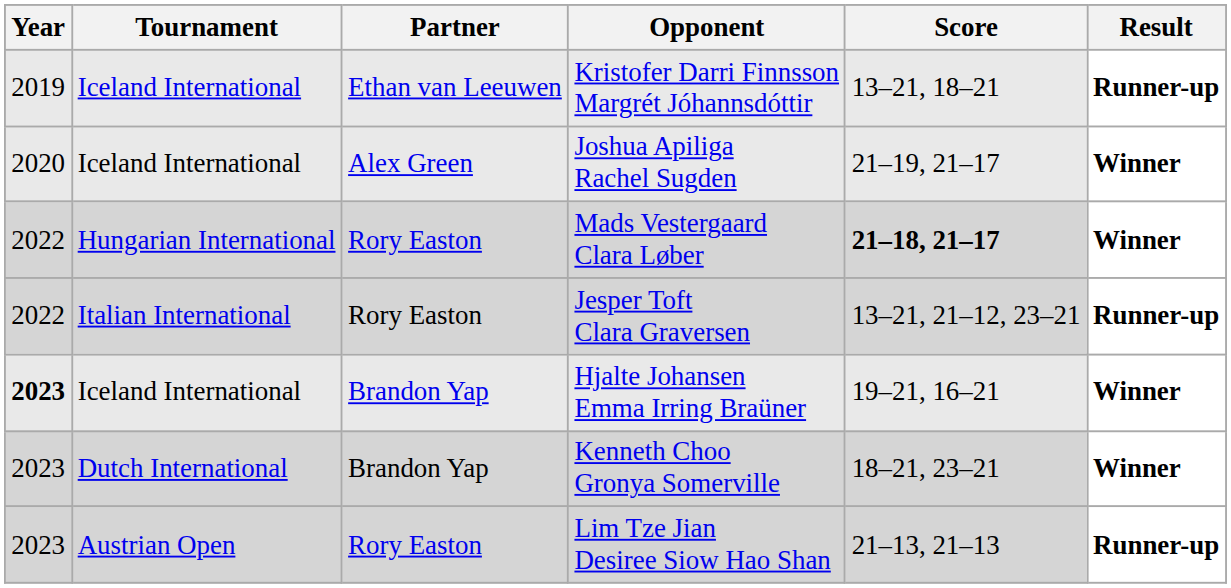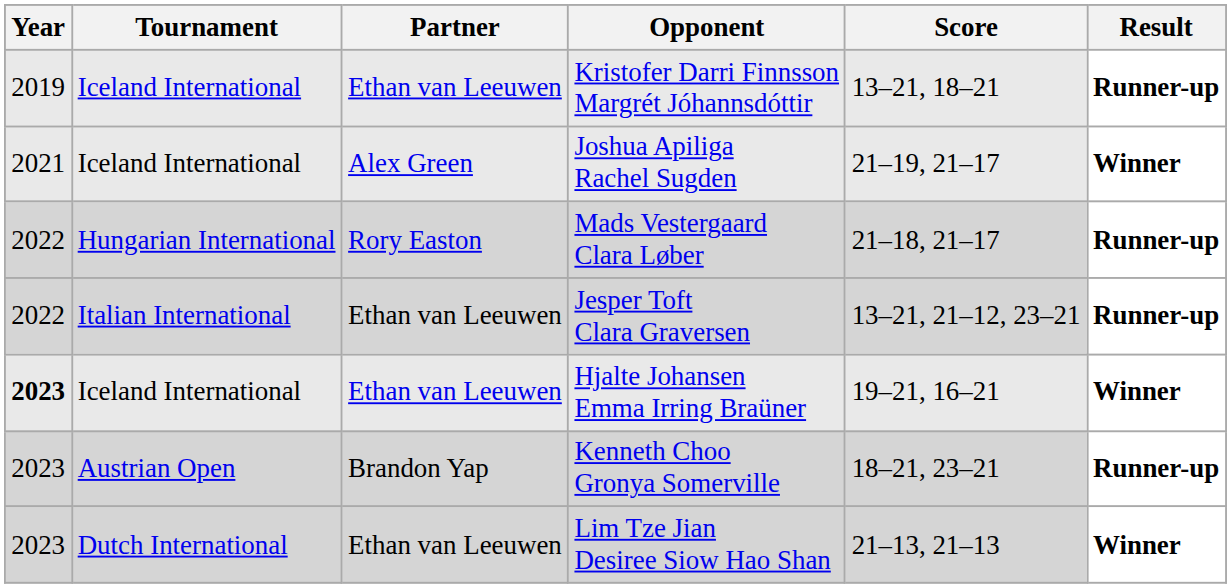(38, 163) 2020 -> (38, 163) 2021
(926, 239) bold -> (926, 239) normal
(1137, 239) Winner -> (1156, 239) Runner-up
(415, 316) Rory Easton -> (455, 316) Ethan van Leeuwen
(418, 392) Brandon Yap -> (455, 392) Ethan van Leeuwen
(183, 468) Dutch International -> (157, 468) Austrian Open
(1137, 468) Winner -> (1156, 468) Runner-up
(157, 544) Austrian Open -> (183, 544) Dutch International
(415, 544) Rory Easton -> (455, 544) Ethan van Leeuwen
(1156, 544) Runner-up -> (1137, 544) Winner
